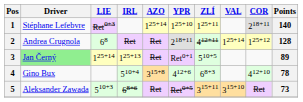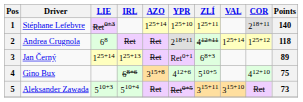(285, 41) 128 -> (285, 41) 118
(39, 57) lightgreen background -> (39, 57) no background
(208, 57) 510+5 -> (208, 57) 68+3
(130, 73) 510+4 -> (130, 73) 68+6
(208, 73) 68+3 -> (208, 73) 510+5
(285, 73) 78 -> (285, 73) 75
(130, 89) 68+6 -> (130, 89) 510+4
